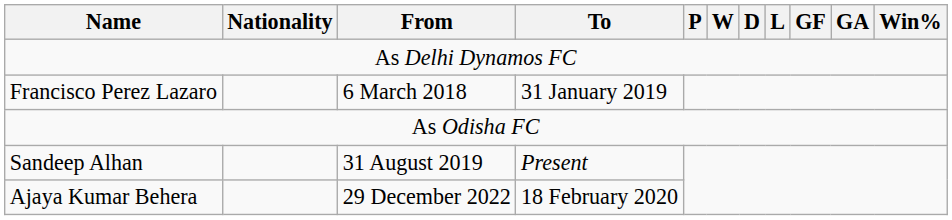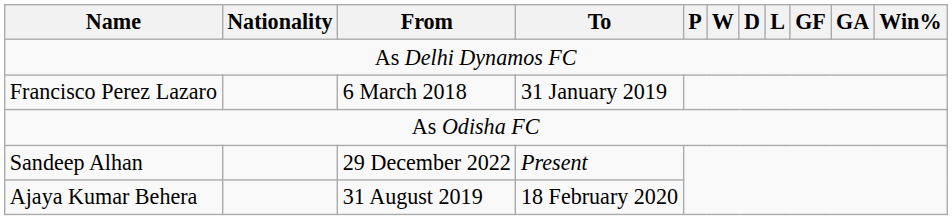(413, 162) 31 August 2019 -> (427, 162) 29 December 2022
(427, 197) 29 December 2022 -> (413, 197) 31 August 2019
